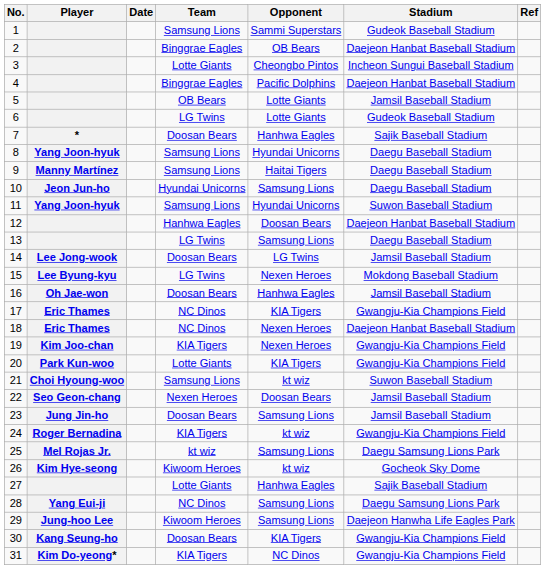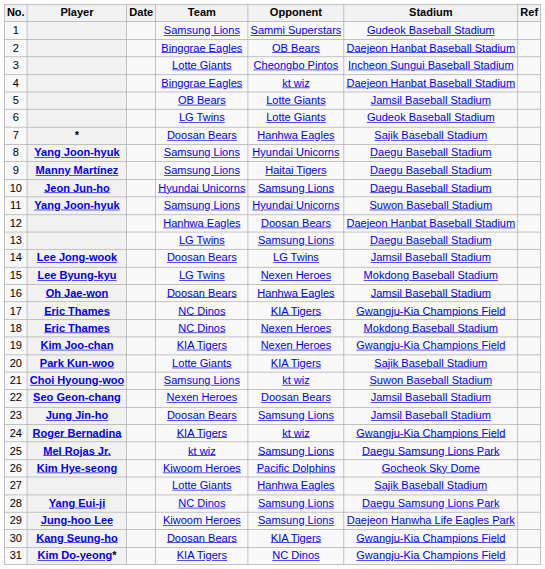(296, 83) Pacific Dolphins -> (296, 83) kt wiz
(431, 328) Daejeon Hanbat Baseball Stadium -> (431, 328) Mokdong Baseball Stadium
(431, 363) Gwangju-Kia Champions Field -> (431, 363) Sajik Baseball Stadium
(296, 468) kt wiz -> (296, 468) Pacific Dolphins
